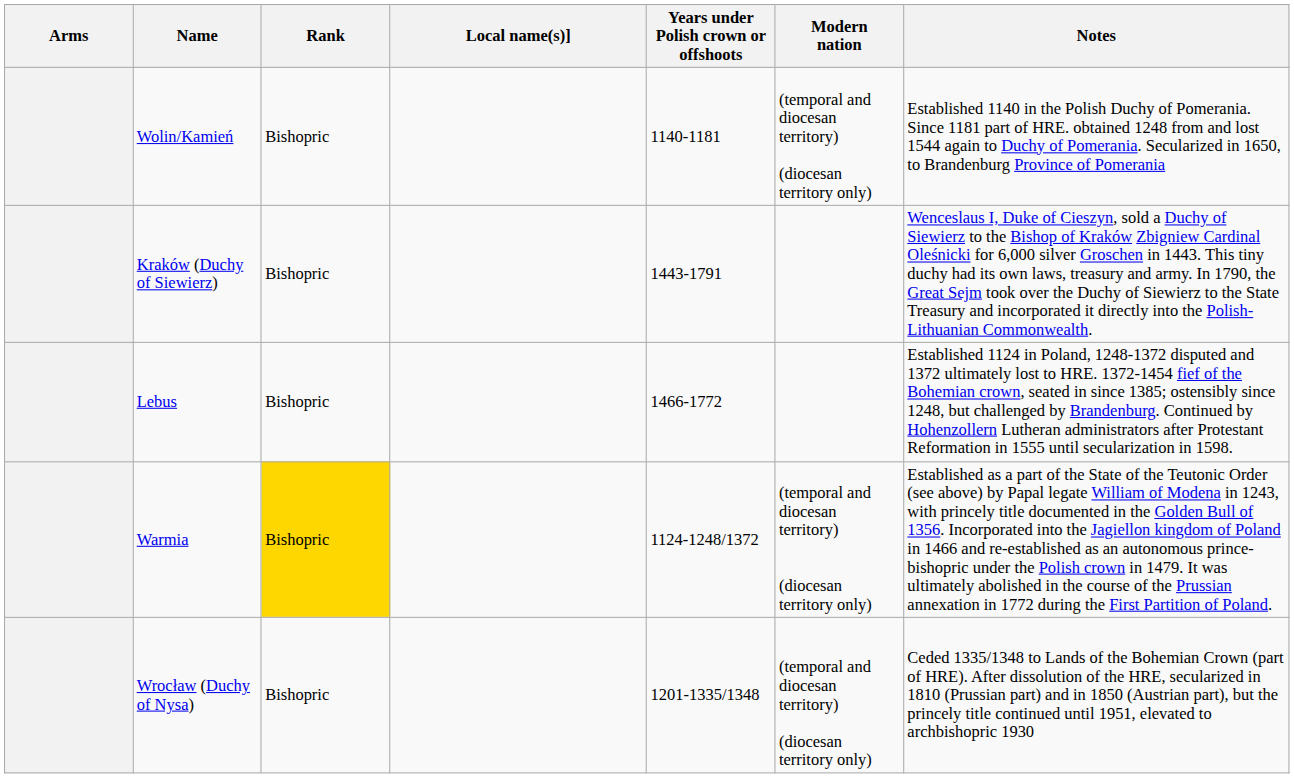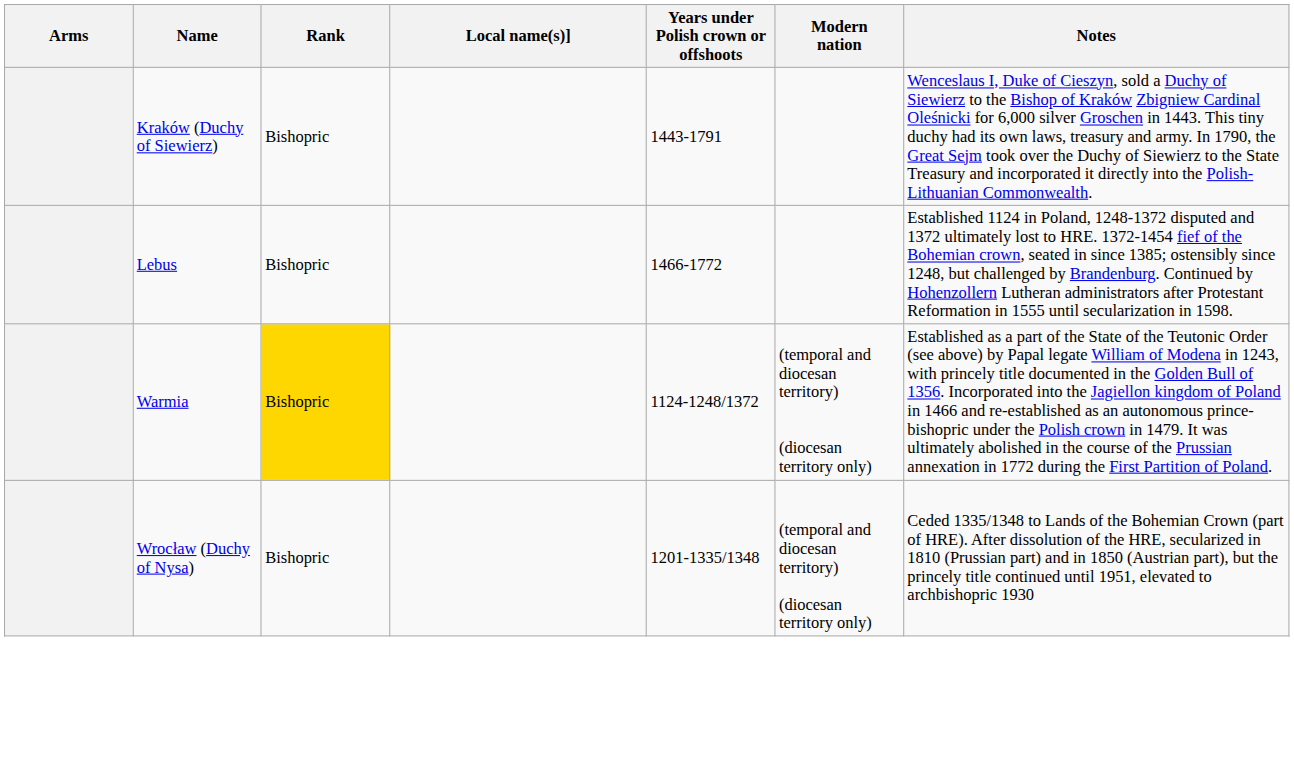- row: (185, 136)
